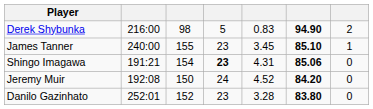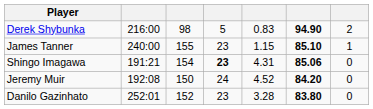(264, 46) 3.45 -> (264, 46) 1.15
